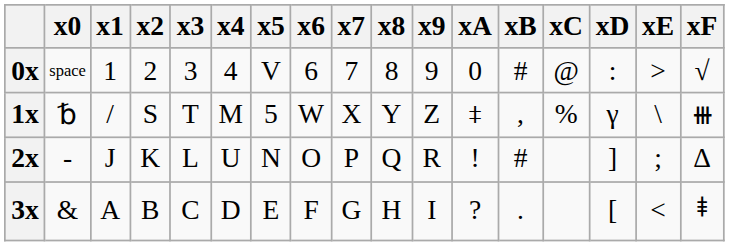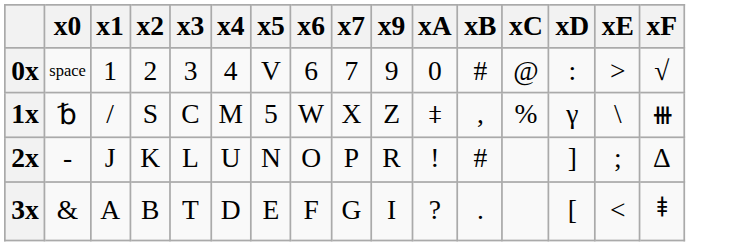- column: (392, 26)
(191, 114) T -> (190, 114) C
(190, 210) C -> (191, 210) T
